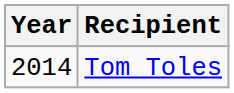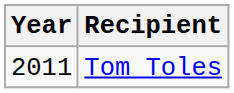(42, 67) 2014 -> (42, 67) 2011
